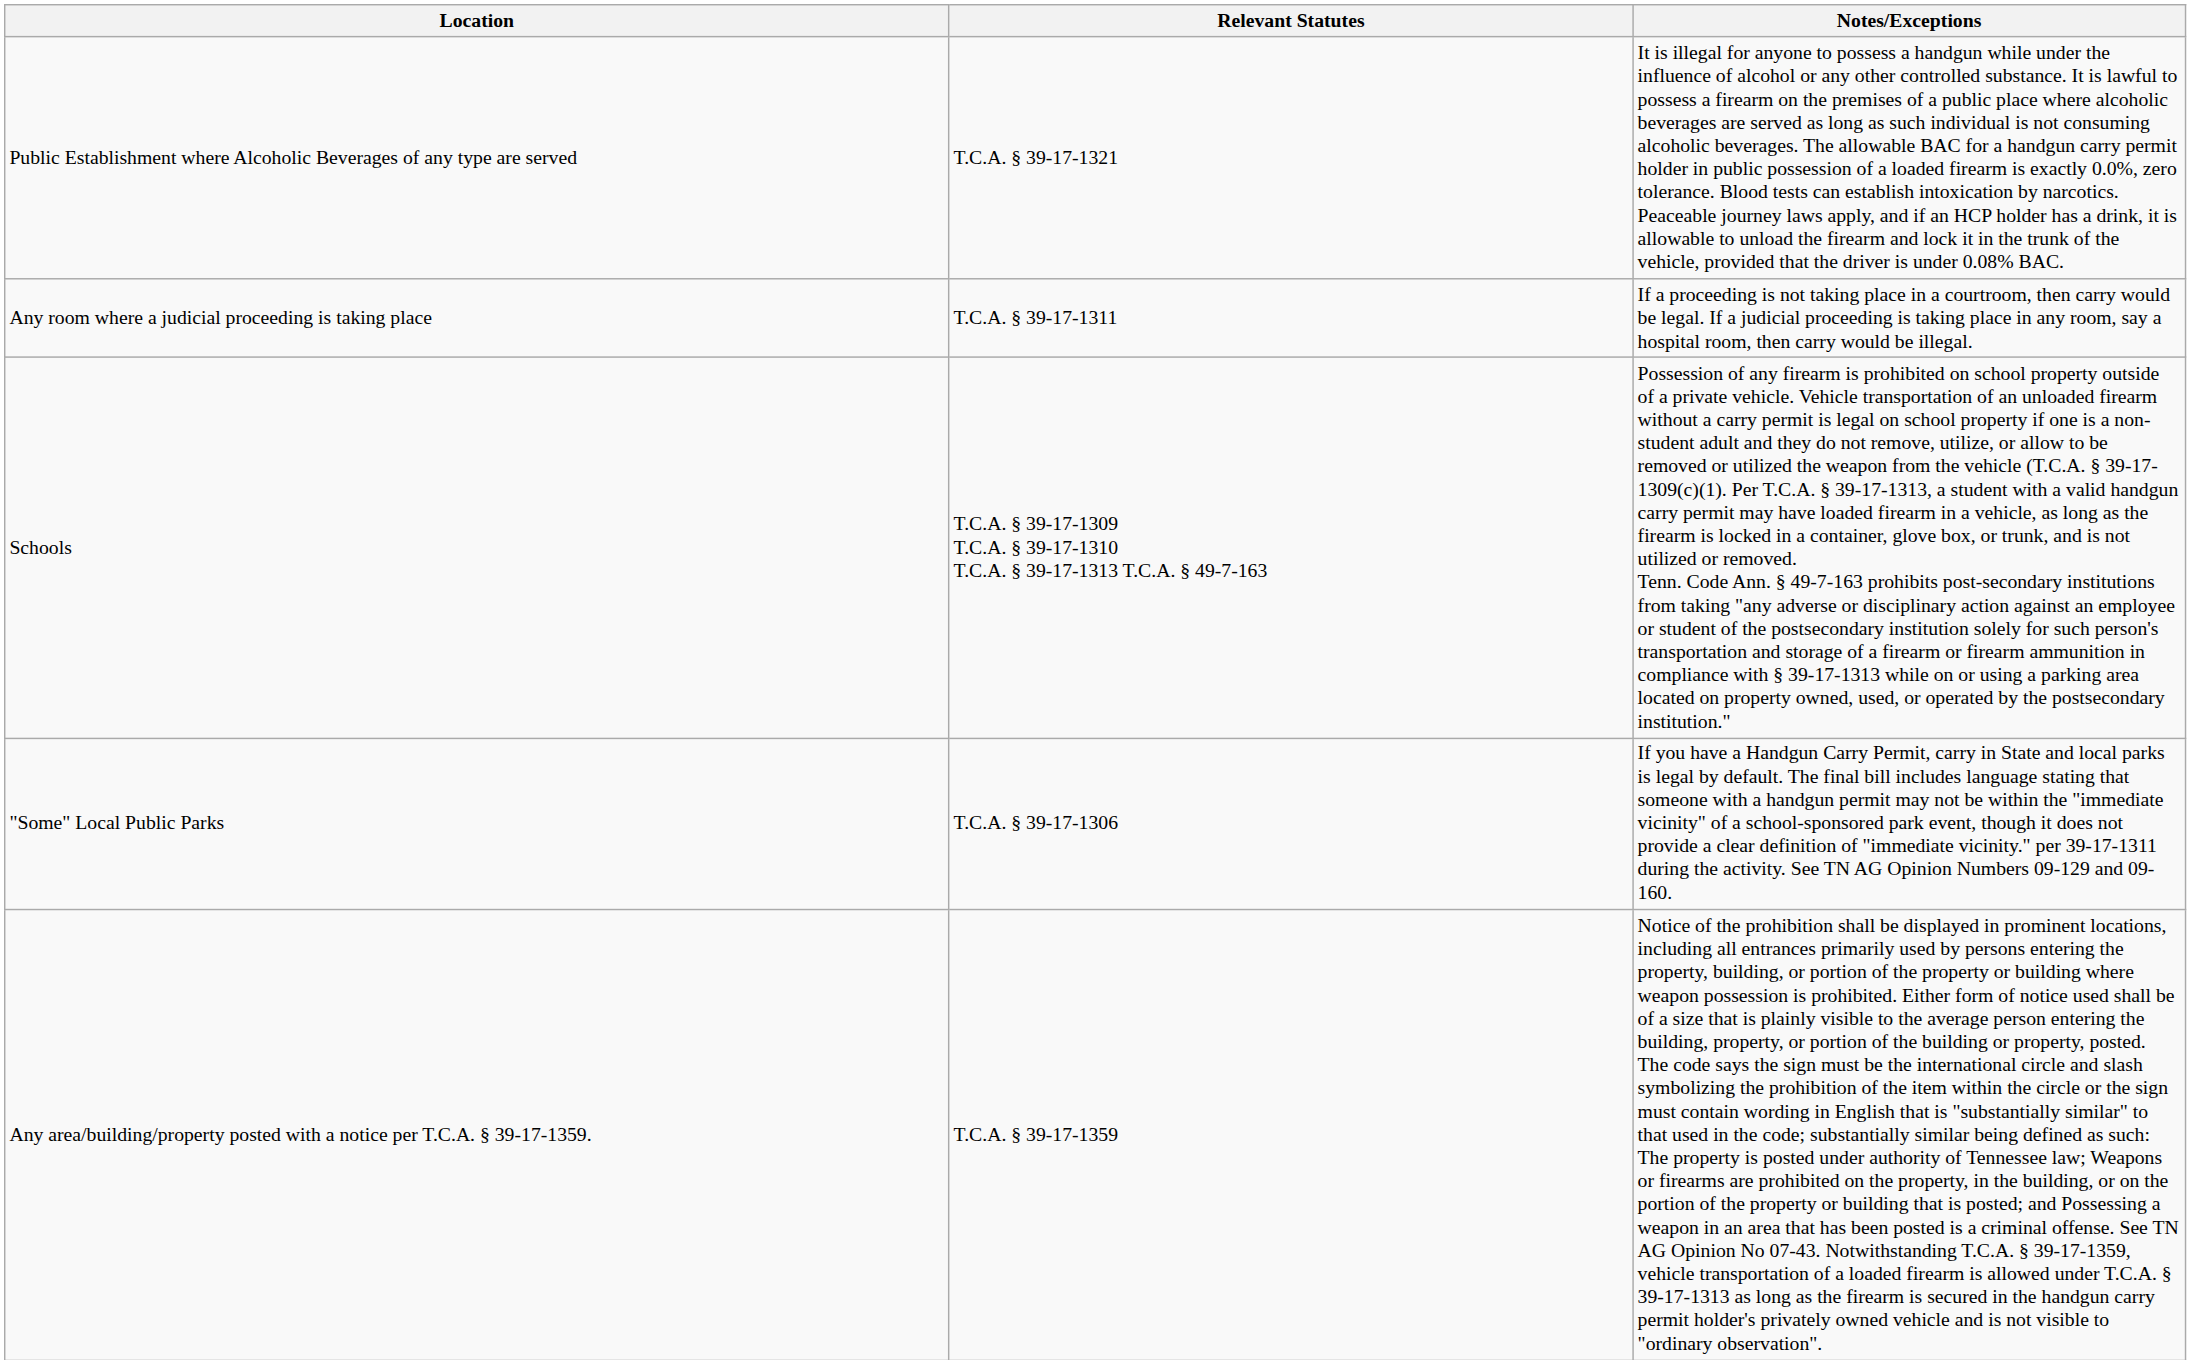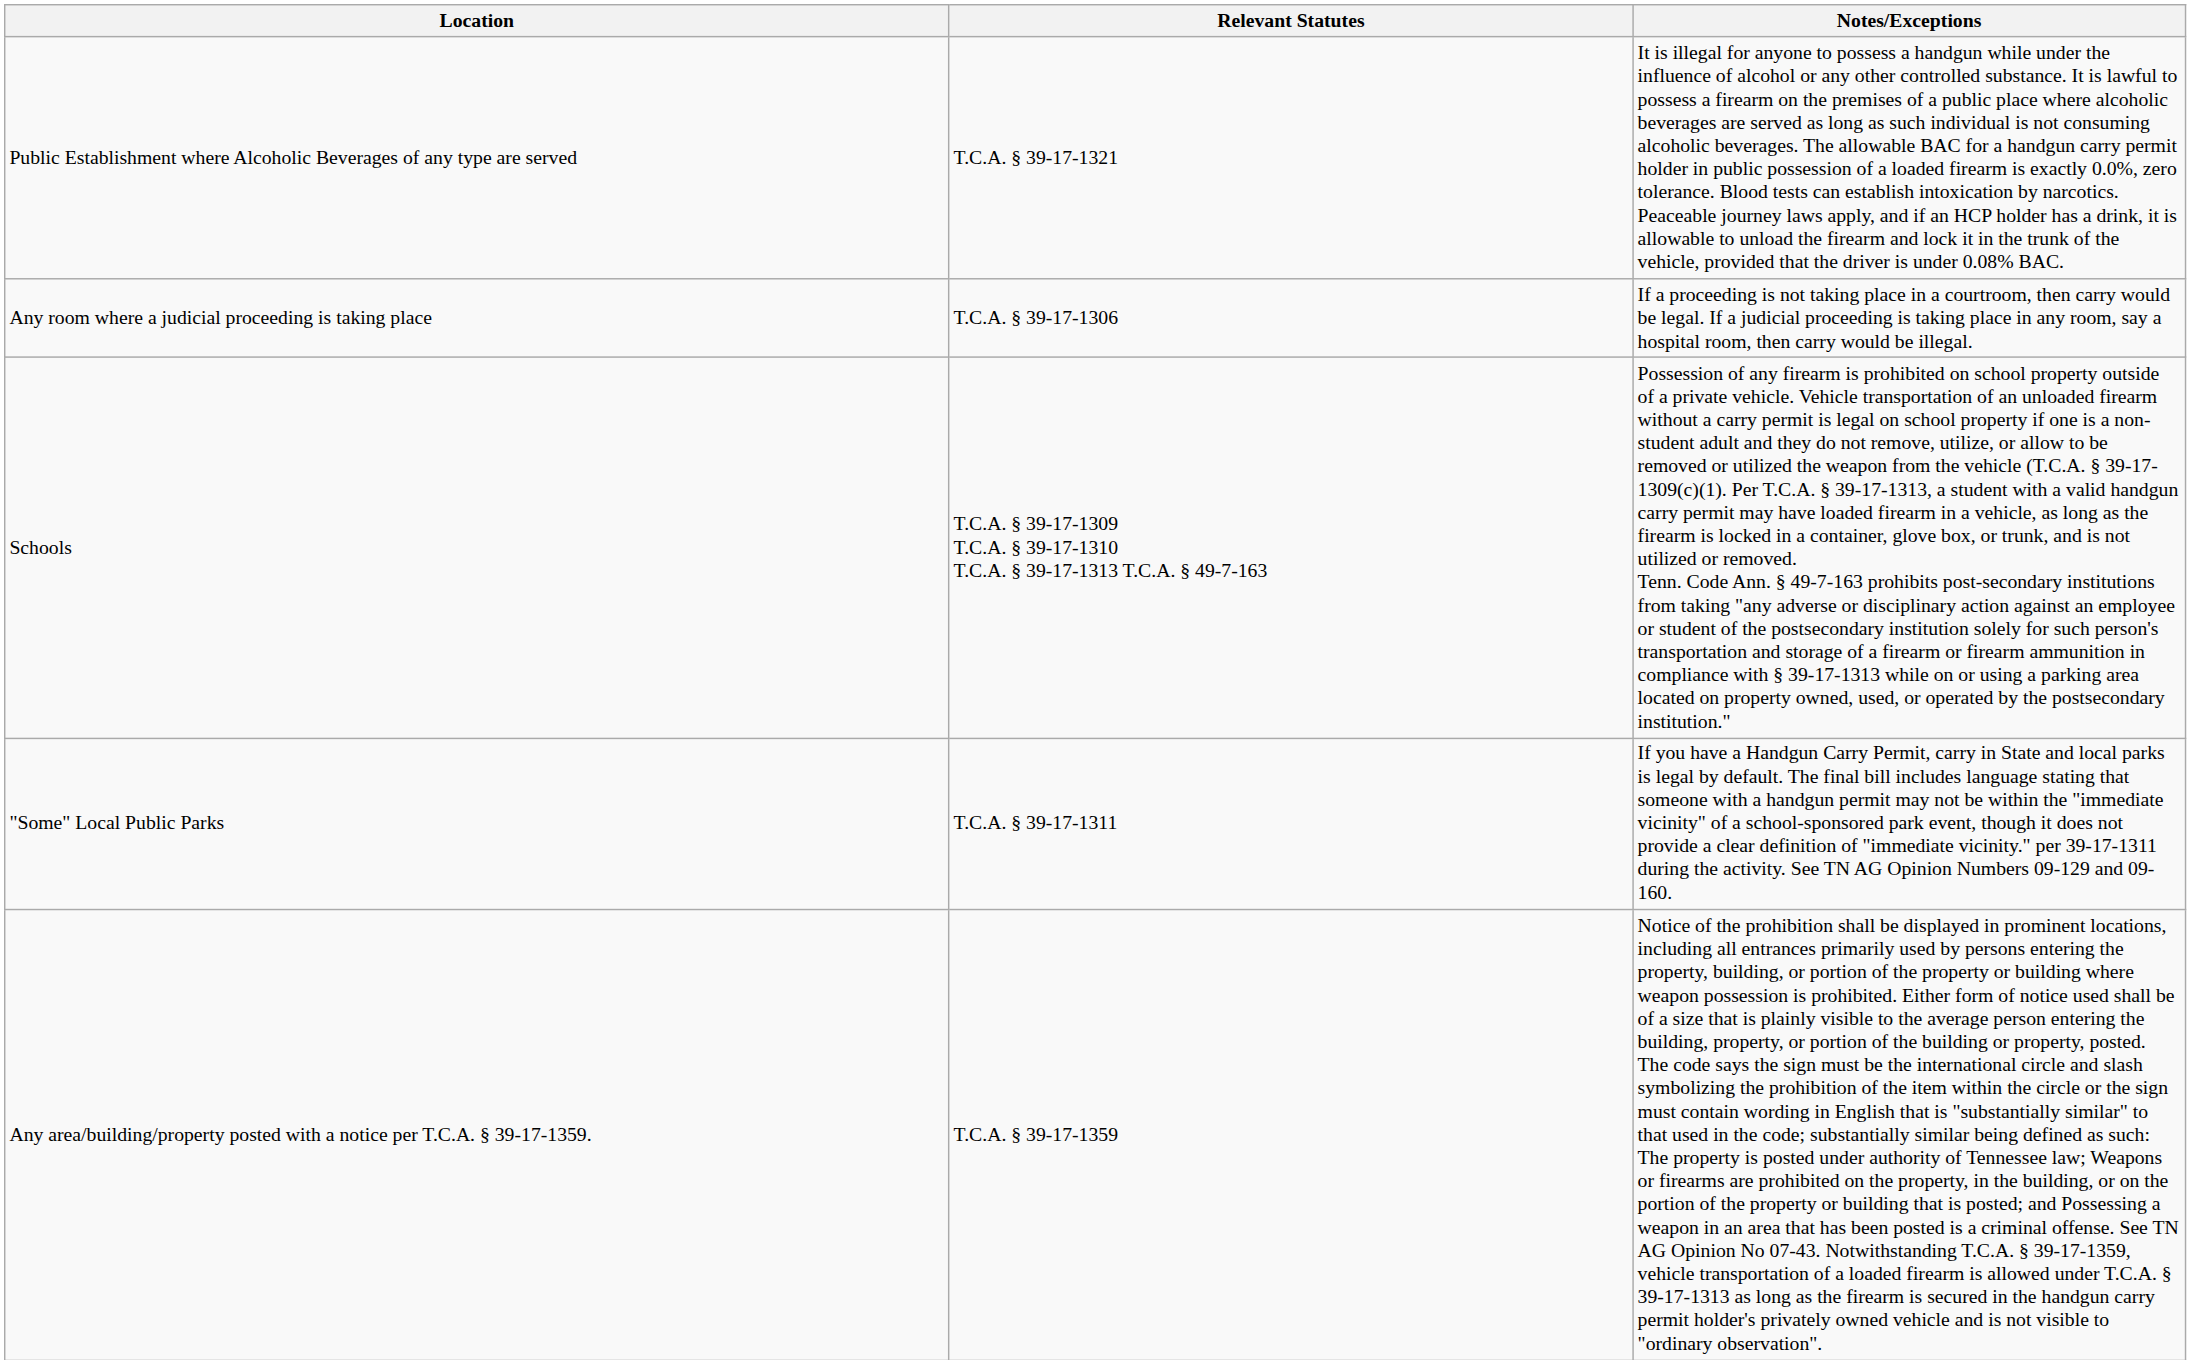(1035, 317) T.C.A. § 39-17-1311 -> (1036, 317) T.C.A. § 39-17-1306
(1036, 823) T.C.A. § 39-17-1306 -> (1035, 823) T.C.A. § 39-17-1311
